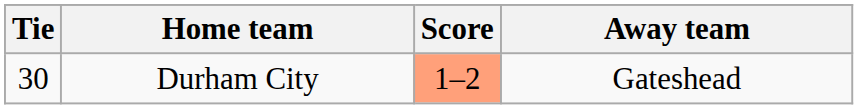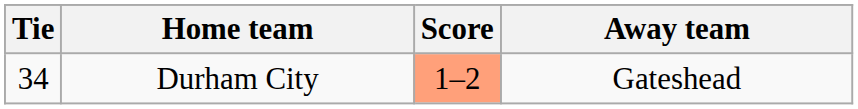(33, 77) 30 -> (33, 77) 34
